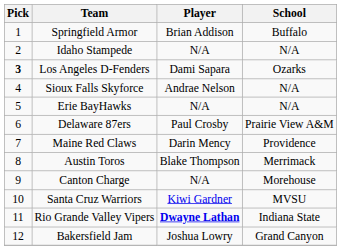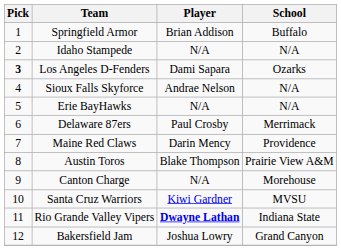(289, 124) Prairie View A&M -> (289, 124) Merrimack
(289, 161) Merrimack -> (289, 161) Prairie View A&M
